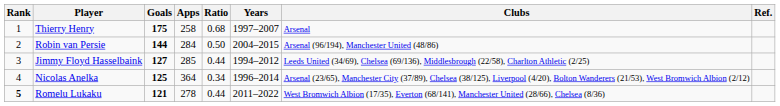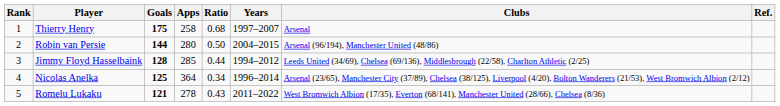(188, 45) 284 -> (188, 45) 280
(159, 61) 127 -> (159, 61) 128
(19, 93) bold -> (19, 93) normal
(216, 93) 0.44 -> (216, 93) 0.43
